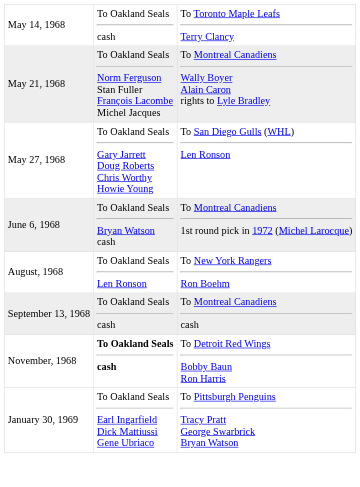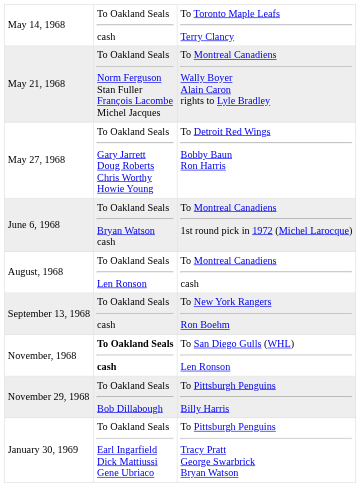(266, 143) To San Diego Gulls (WHL) Len Ronson -> (266, 148) To Detroit Red Wings Bobby Baun Ron Harris
(266, 272) To New York Rangers Ron Boehm -> (266, 272) To Montreal Canadiens cash
(266, 313) To Montreal Canadiens cash -> (266, 313) To New York Rangers Ron Boehm
(266, 361) To Detroit Red Wings Bobby Baun Ron Harris -> (266, 355) To San Diego Gulls (WHL) Len Ronson
+ row: (49, 397)
